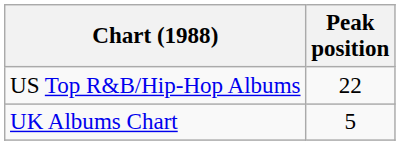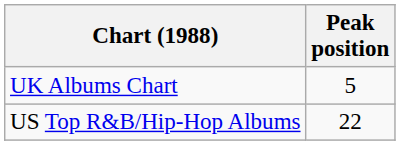rows swapped: (94, 121) <-> (155, 85)
